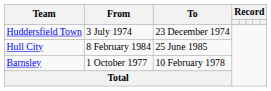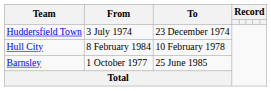(181, 47) 25 June 1985 -> (190, 47) 10 February 1978
(190, 63) 10 February 1978 -> (181, 63) 25 June 1985
